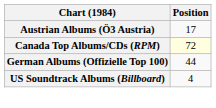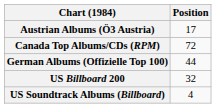(191, 45) lightyellow background -> (191, 45) no background
+ row: (87, 78)
